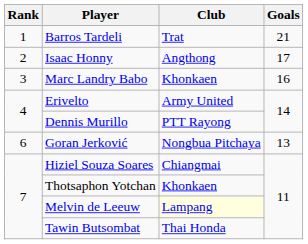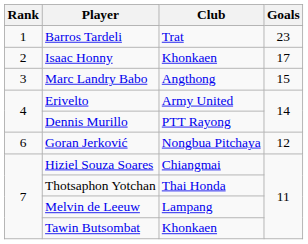(283, 36) 21 -> (283, 36) 23
(189, 57) Angthong -> (189, 57) Khonkaen
(189, 79) Khonkaen -> (189, 79) Angthong
(283, 79) 16 -> (283, 79) 15
(283, 143) 13 -> (283, 143) 12
(189, 185) Khonkaen -> (194, 185) Thai Honda
(187, 206) lightyellow background -> (187, 206) no background
(194, 228) Thai Honda -> (189, 228) Khonkaen
